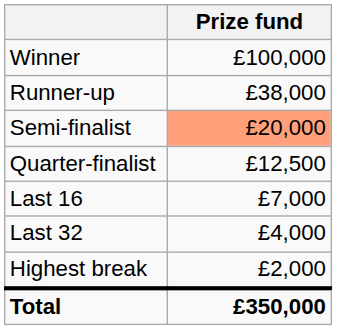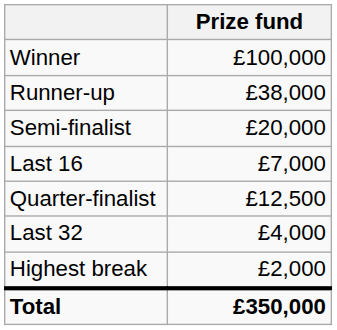(286, 127) lightsalmon background -> (286, 127) no background
rows swapped: (83, 163) <-> (46, 198)
